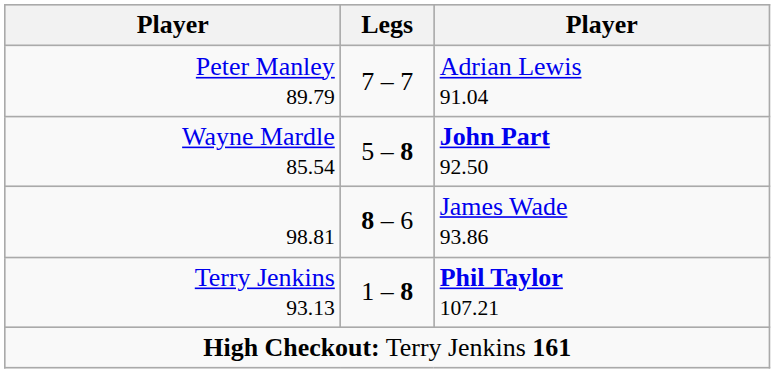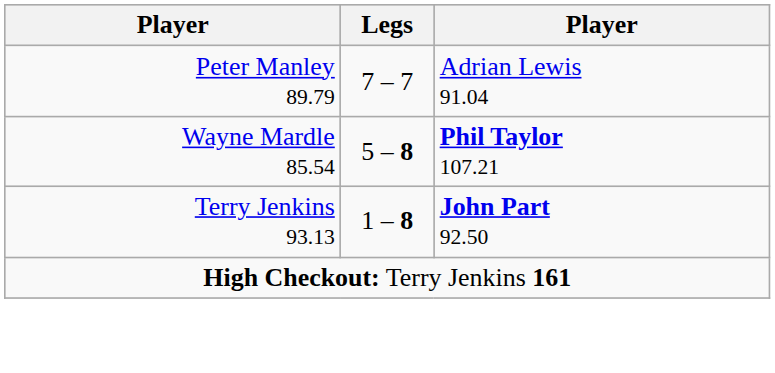(495, 151) John Part 92.50 -> (501, 151) Phil Taylor 107.21
- row: (310, 237)
(501, 291) Phil Taylor 107.21 -> (495, 221) John Part 92.50
